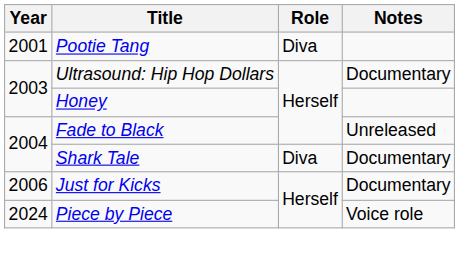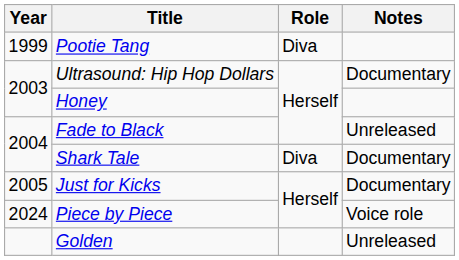(28, 46) 2001 -> (28, 46) 1999
(28, 185) 2006 -> (28, 185) 2005
+ row: (84, 241)
